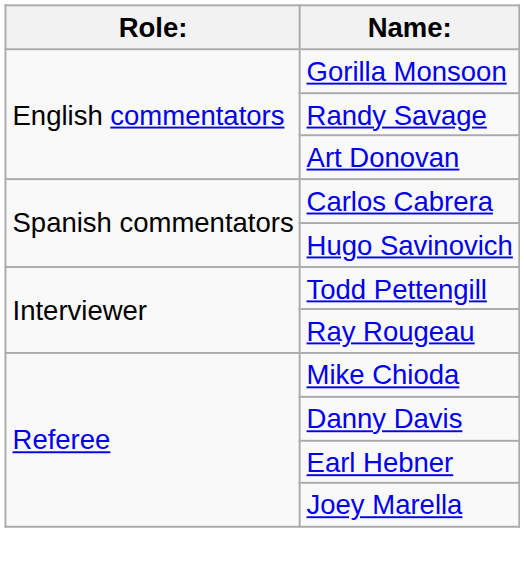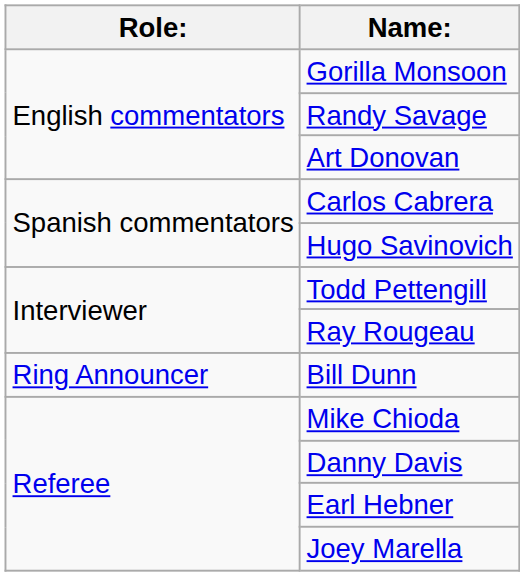+ row: (362, 375)
